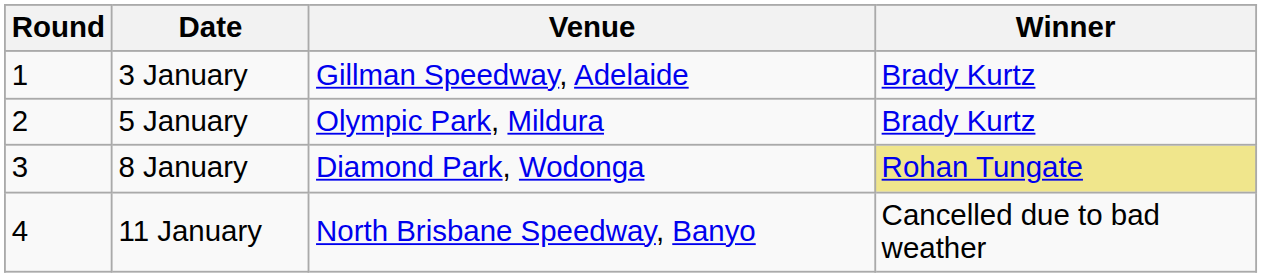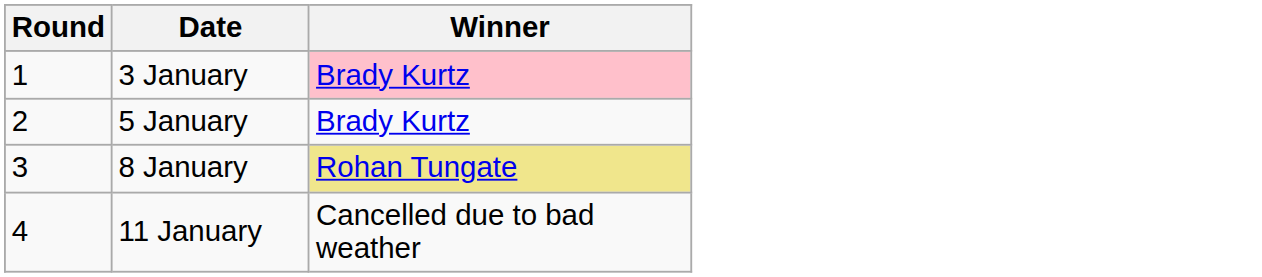- column: (592, 27)
(959, 74) no background -> (393, 74) pink background
